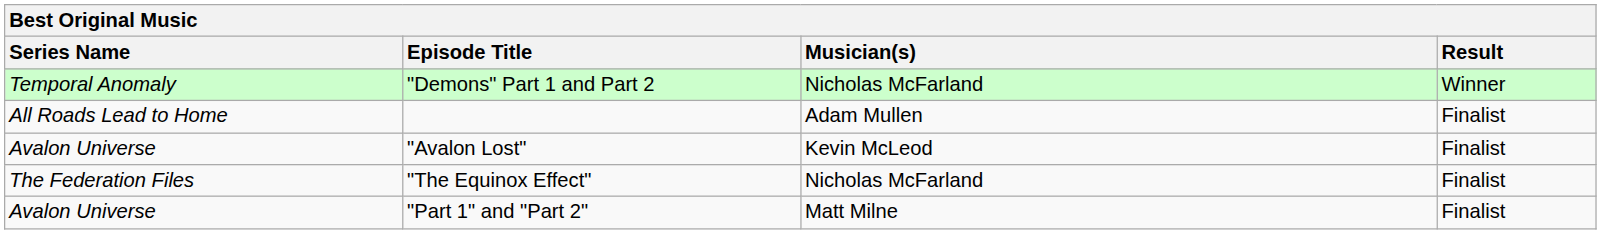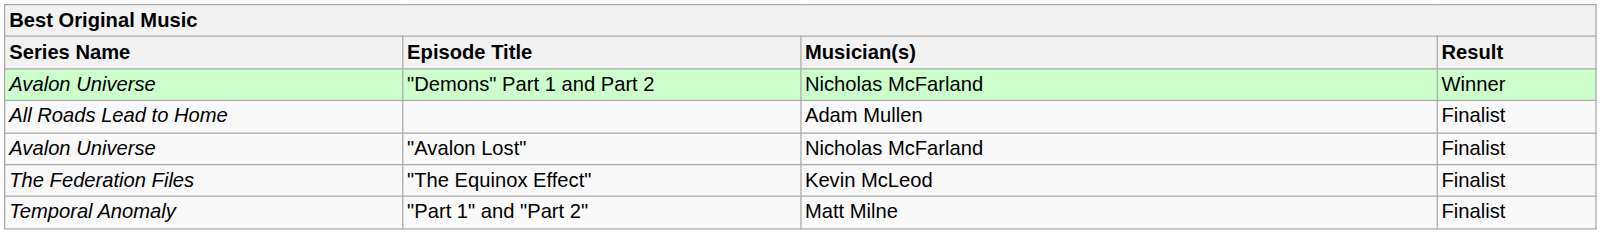(93, 84) Temporal Anomaly -> (82, 84) Avalon Universe
(869, 148) Kevin McLeod -> (894, 148) Nicholas McFarland
(894, 180) Nicholas McFarland -> (869, 180) Kevin McLeod
(82, 212) Avalon Universe -> (93, 212) Temporal Anomaly
